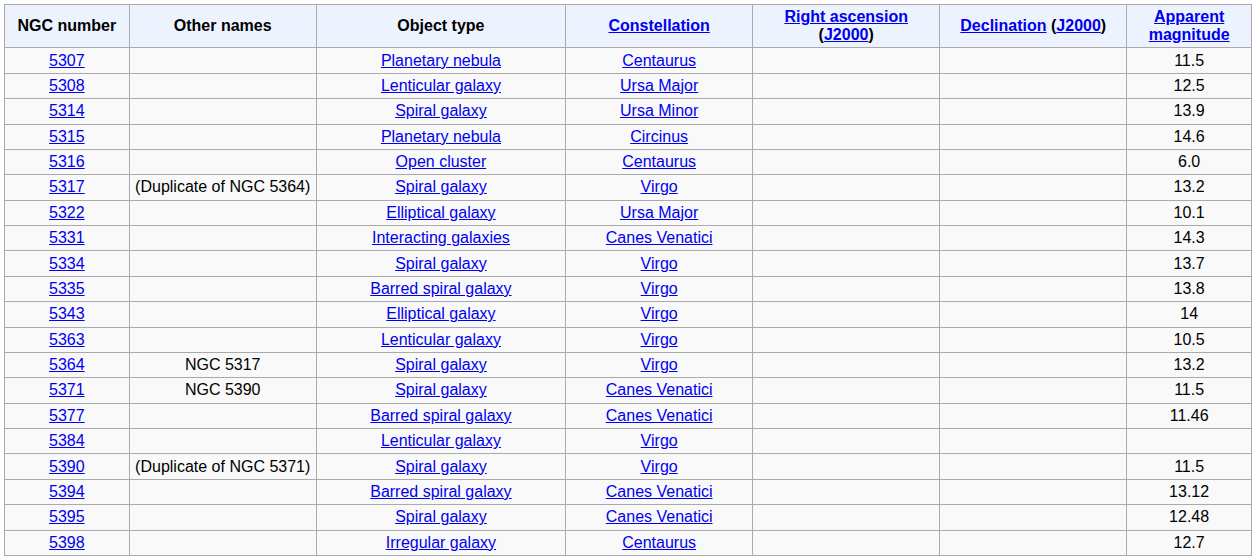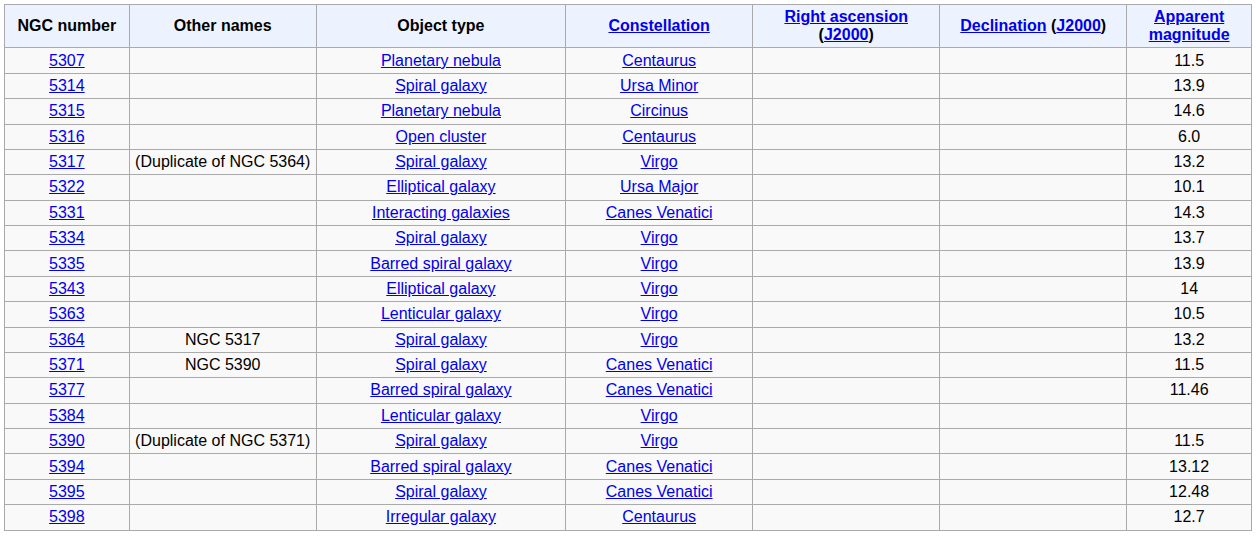- row: (67, 85)
(1189, 288) 13.8 -> (1189, 263) 13.9
